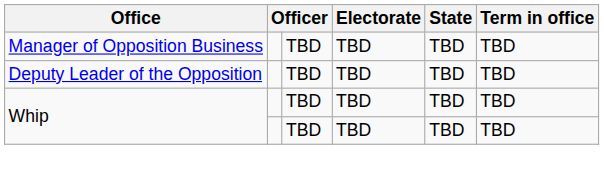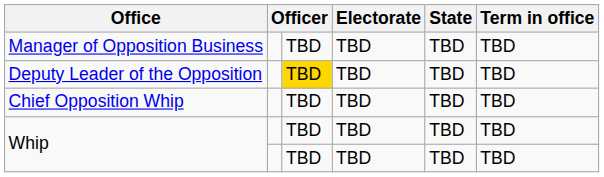(304, 74) no background -> (304, 74) gold background
+ row: (96, 102)
